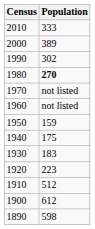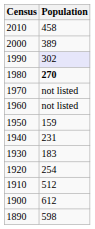(49, 28) 333 -> (49, 28) 458
(49, 59) no background -> (49, 59) lavender background
(49, 138) 175 -> (49, 138) 231
(49, 169) 223 -> (49, 169) 254
